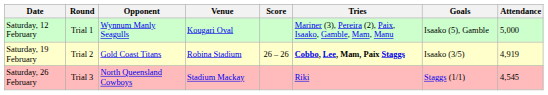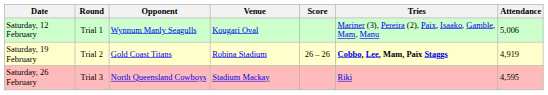- column: (460, 11)
(510, 29) 5,000 -> (510, 29) 5,006
(510, 77) 4,545 -> (510, 77) 4,595
